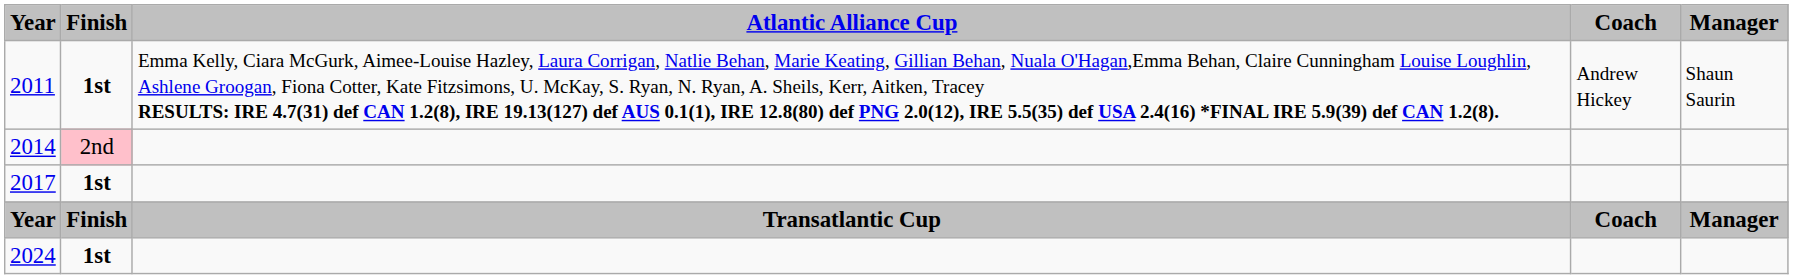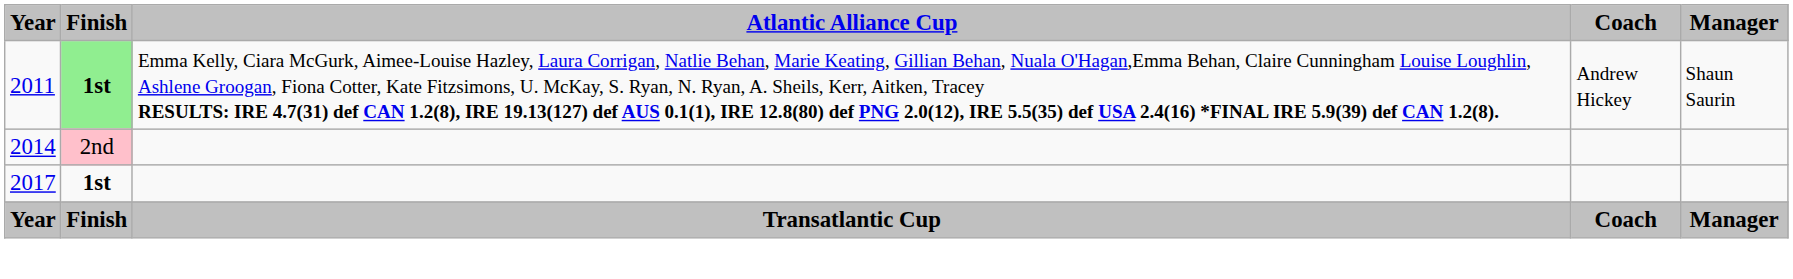(97, 84) no background -> (97, 84) lightgreen background
- row: (33, 255)
